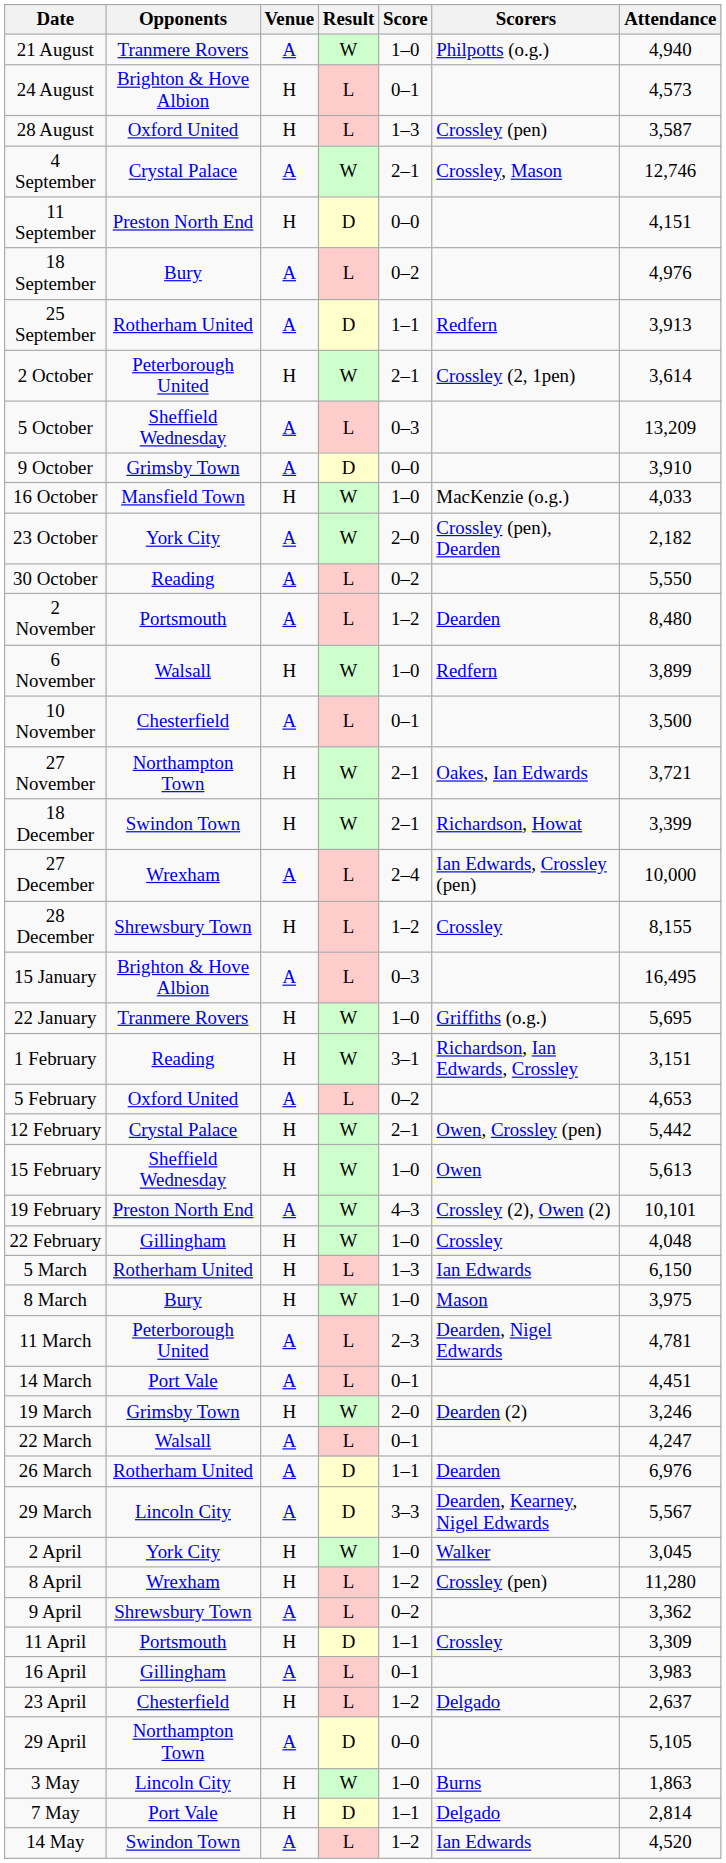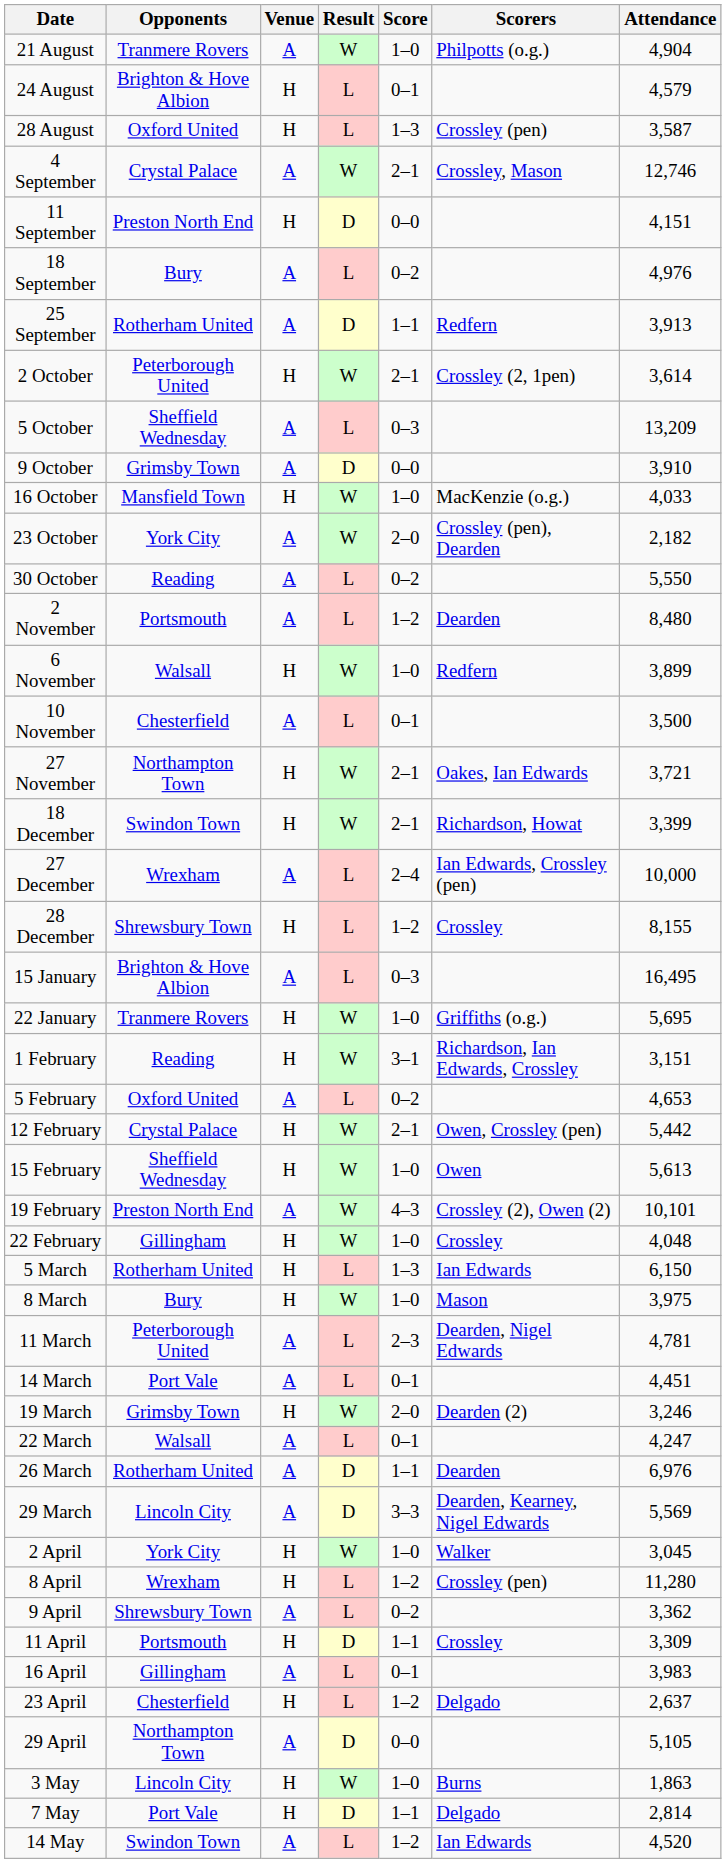(670, 49) 4,940 -> (670, 49) 4,904
(670, 89) 4,573 -> (670, 89) 4,579
(670, 1511) 5,567 -> (670, 1511) 5,569
